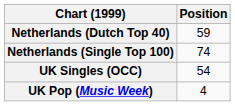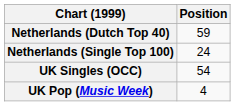(203, 52) 74 -> (203, 52) 24
